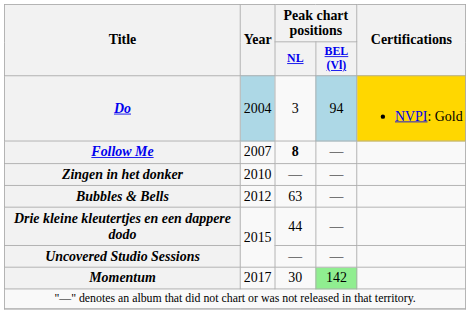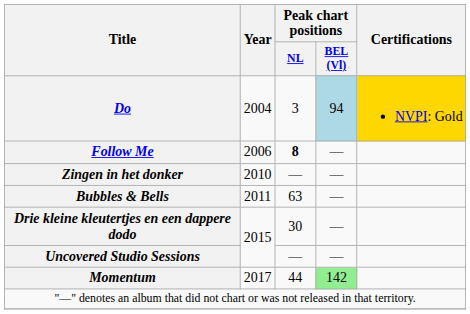(258, 108) lightblue background -> (258, 108) no background
(258, 152) 2007 -> (258, 152) 2006
(258, 196) 2012 -> (258, 196) 2011
(295, 226) 44 -> (295, 226) 30
(295, 278) 30 -> (295, 278) 44
